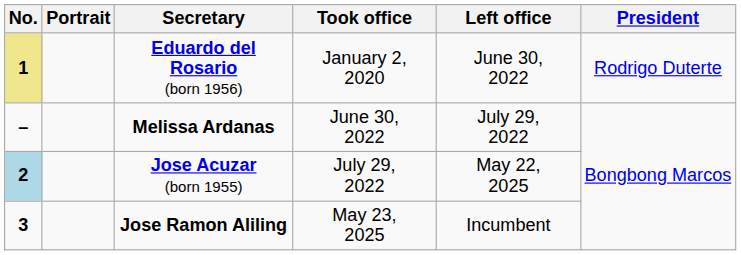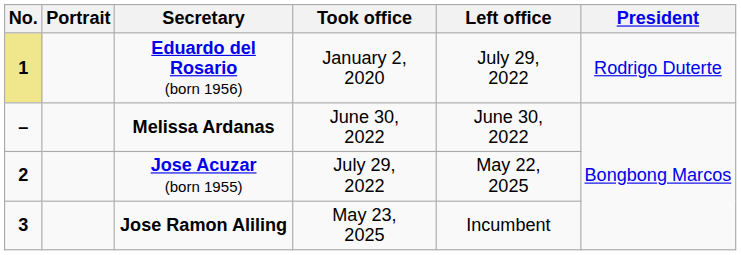(508, 67) June 30, 2022 -> (508, 67) July 29, 2022
(508, 127) July 29, 2022 -> (508, 127) June 30, 2022
(23, 176) lightblue background -> (23, 176) no background
